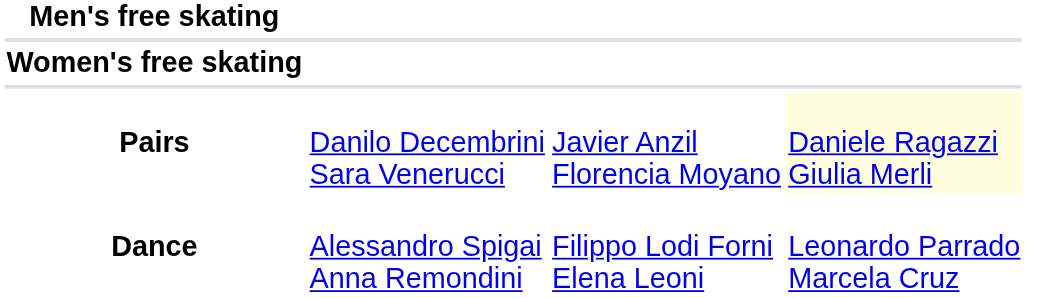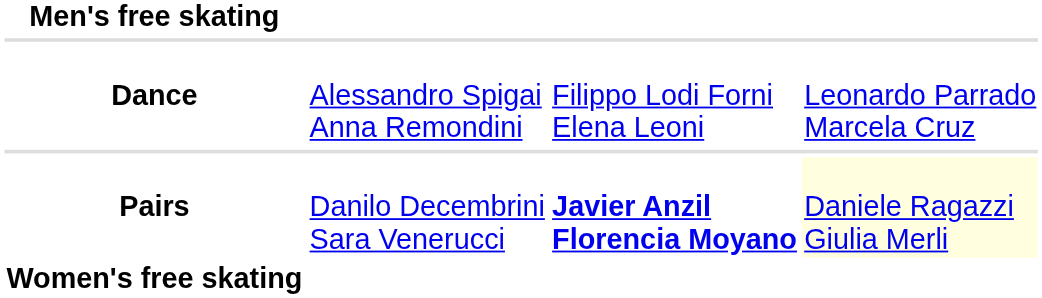rows swapped: (154, 62) <-> (154, 246)
(667, 158) normal -> (675, 223) bold
